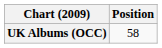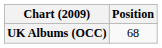(133, 33) 58 -> (133, 33) 68
